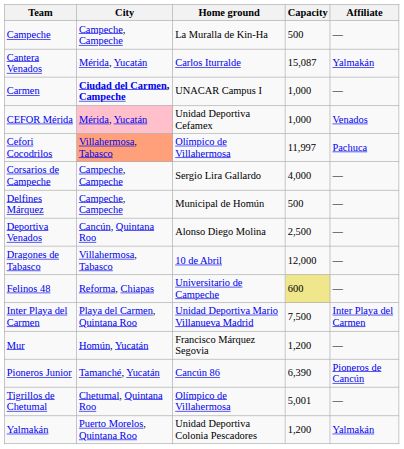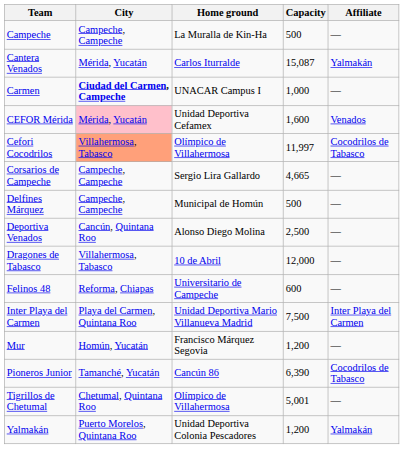(300, 119) 1,000 -> (298, 119) 1,600
(350, 147) Pachuca -> (360, 147) Cocodrilos de Tabasco
(300, 176) 4,000 -> (298, 176) 4,665
(296, 288) khaki background -> (294, 288) no background
(357, 373) Pioneros de Cancún -> (360, 373) Cocodrilos de Tabasco
